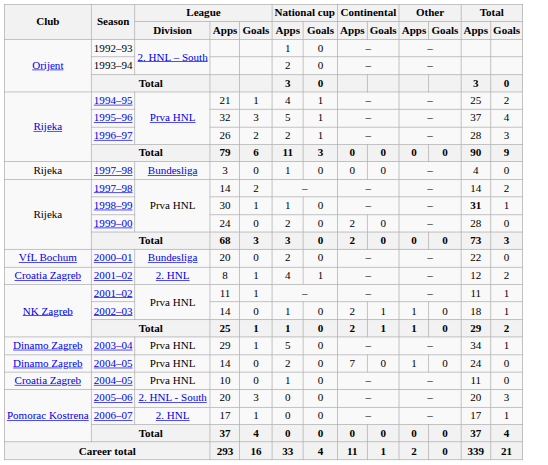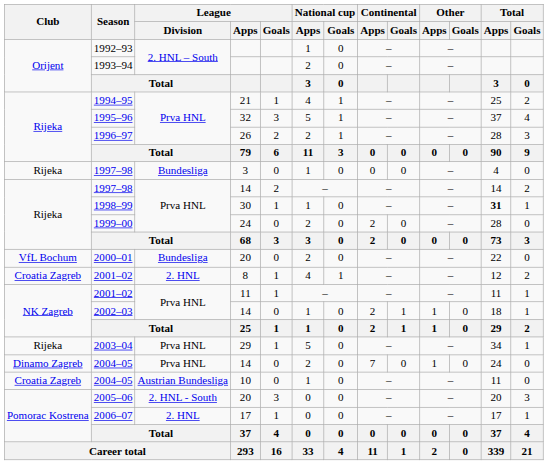(48, 345) Dinamo Zagreb -> (48, 345) Rijeka
(173, 380) Prva HNL -> (183, 380) Austrian Bundesliga
